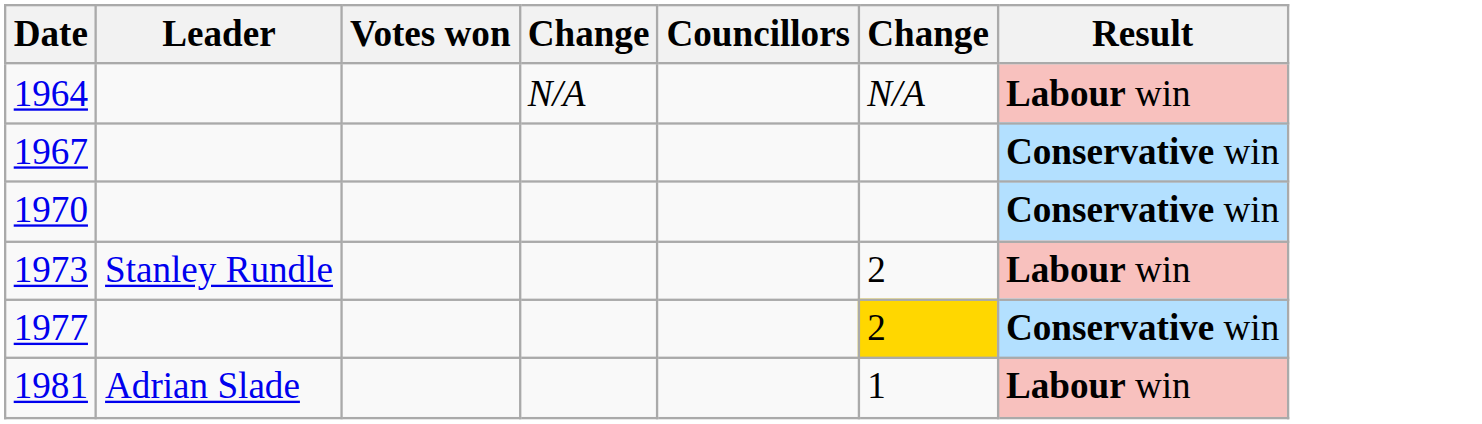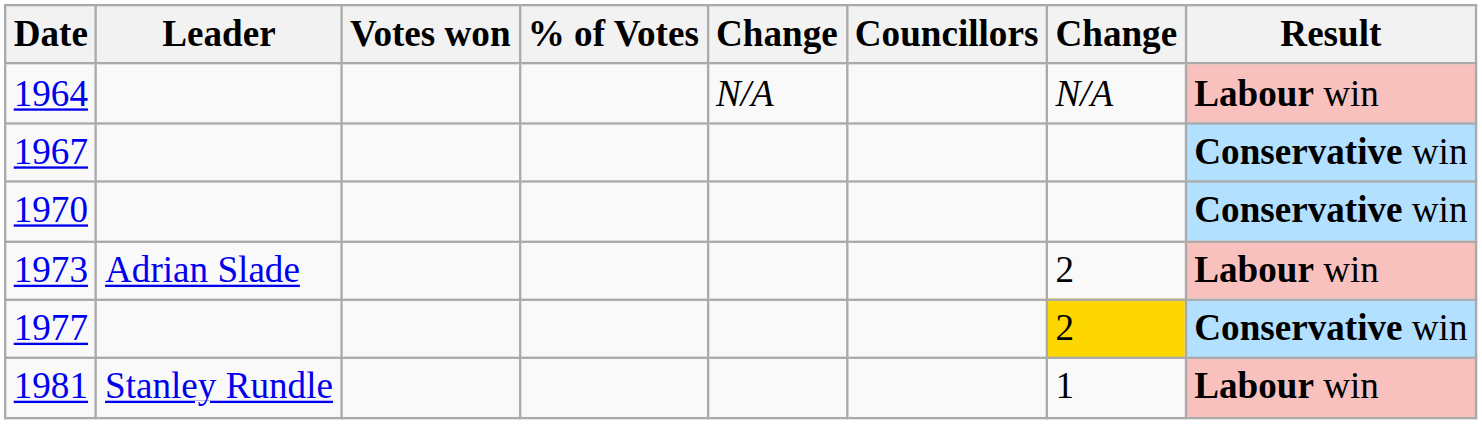+ column: (613, 33)
(219, 269) Stanley Rundle -> (202, 269) Adrian Slade
(202, 387) Adrian Slade -> (219, 387) Stanley Rundle
